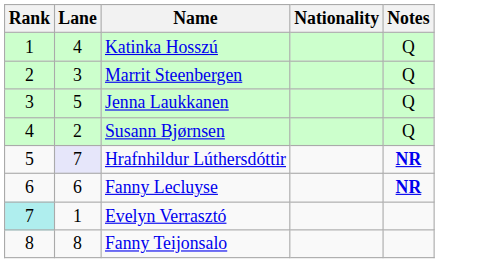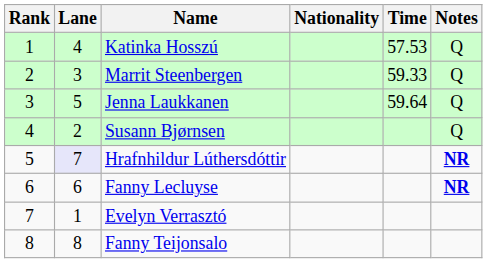+ column: (407, 18)
(29, 215) paleturquoise background -> (29, 215) no background
